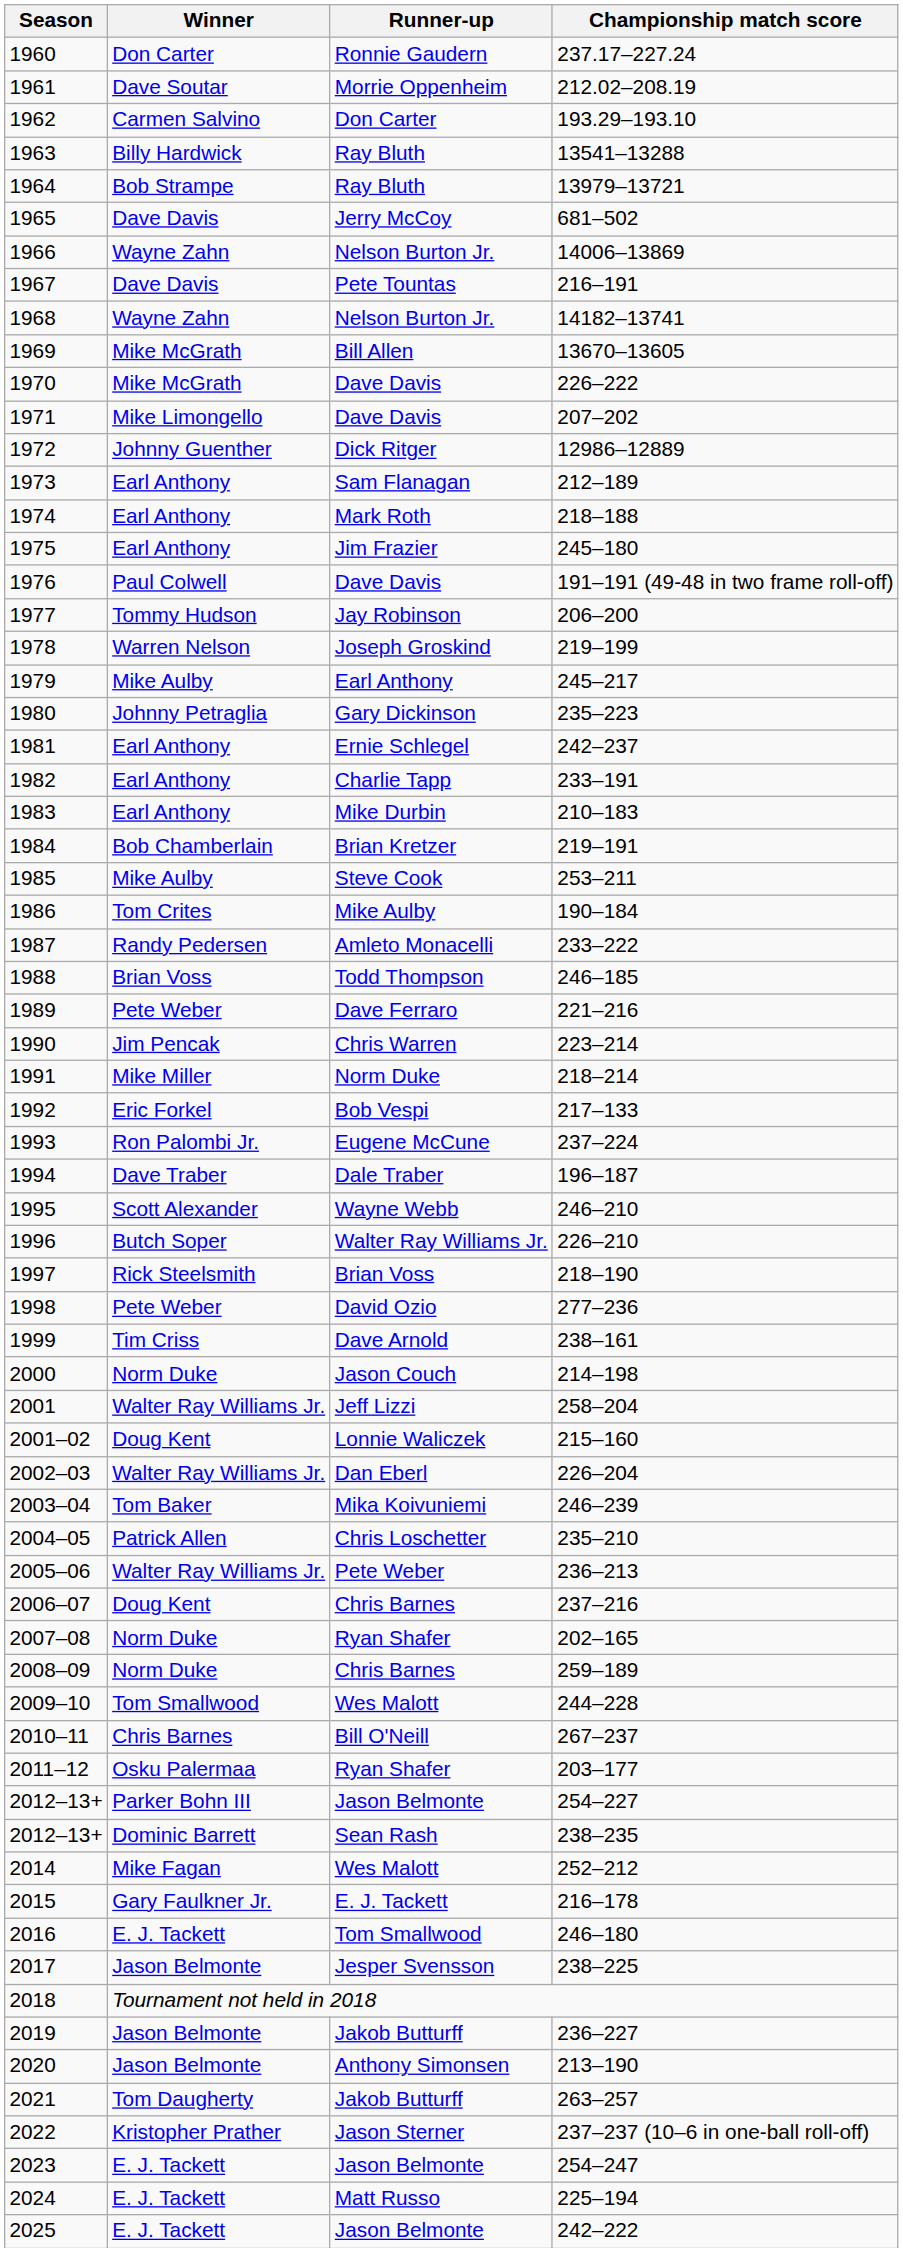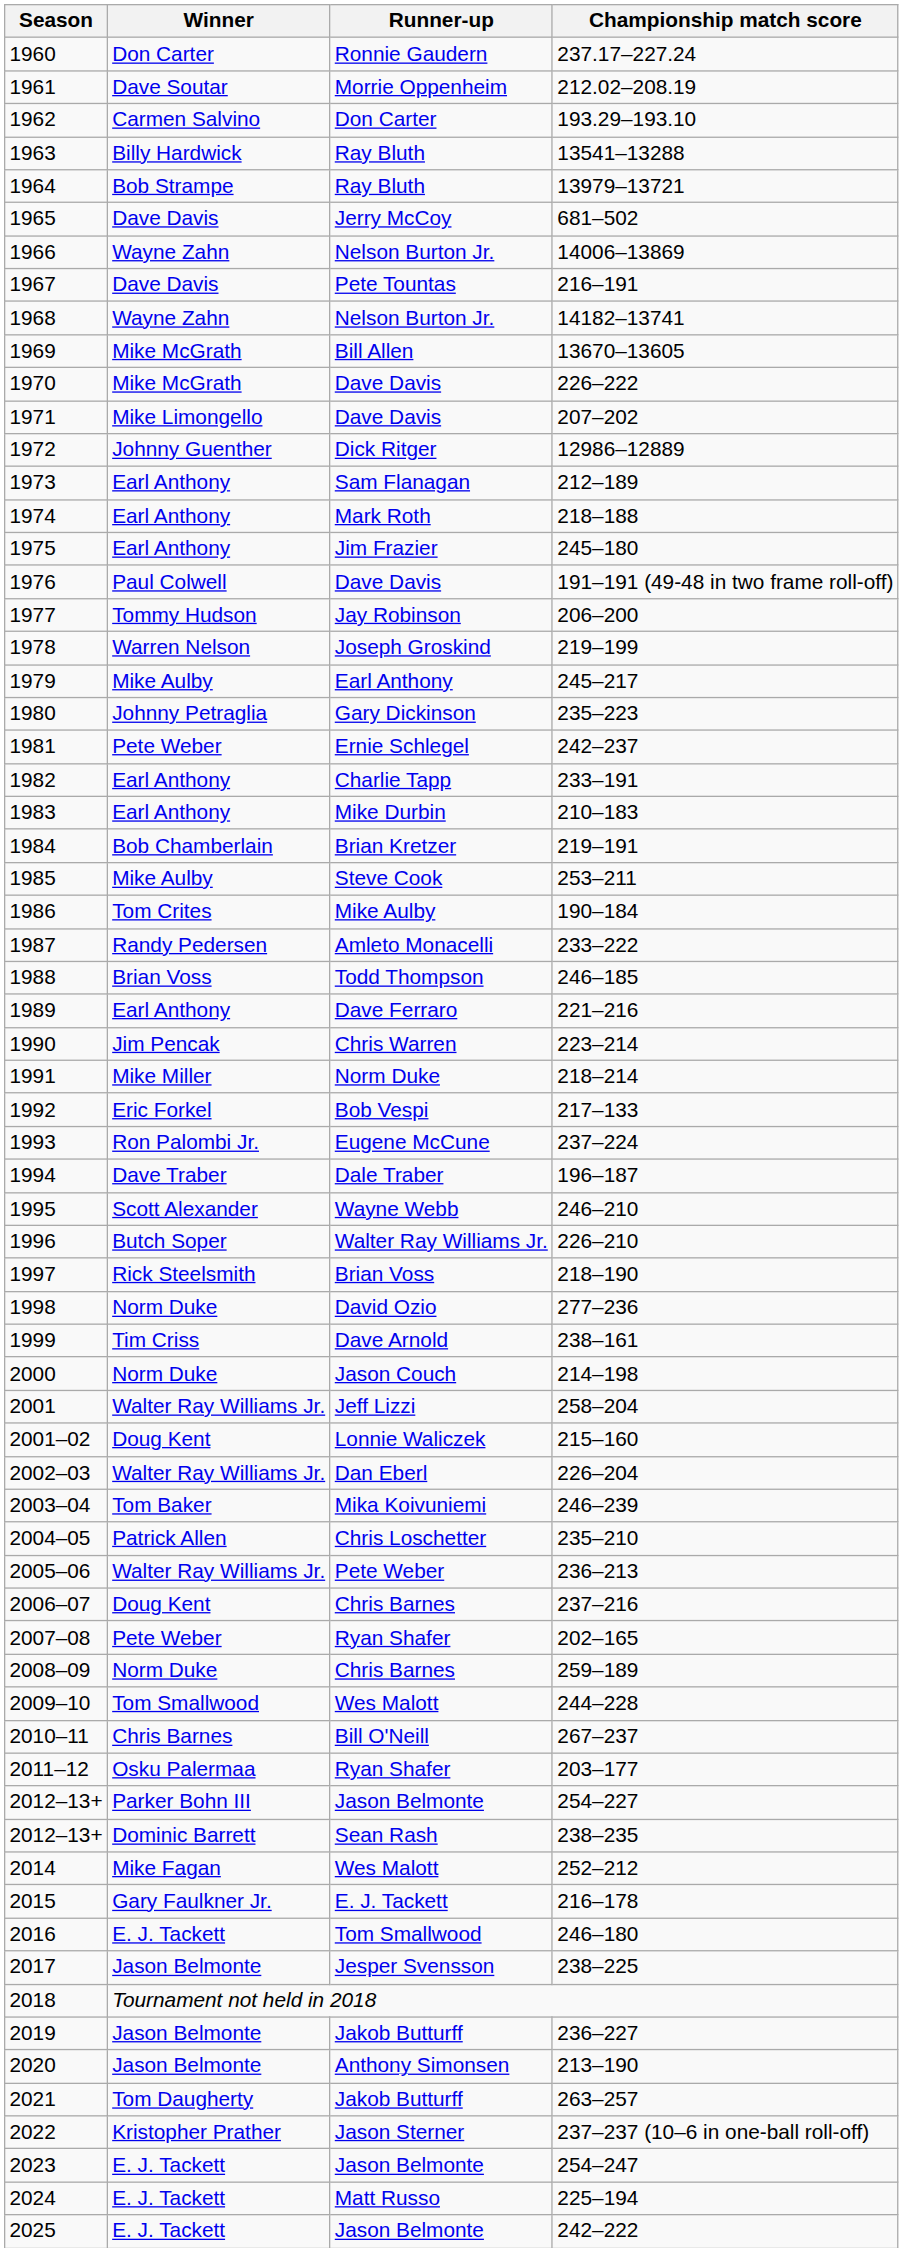(171, 746) Earl Anthony -> (167, 746) Pete Weber
(167, 1010) Pete Weber -> (171, 1010) Earl Anthony
(167, 1307) Pete Weber -> (165, 1307) Norm Duke
(165, 1637) Norm Duke -> (167, 1637) Pete Weber
